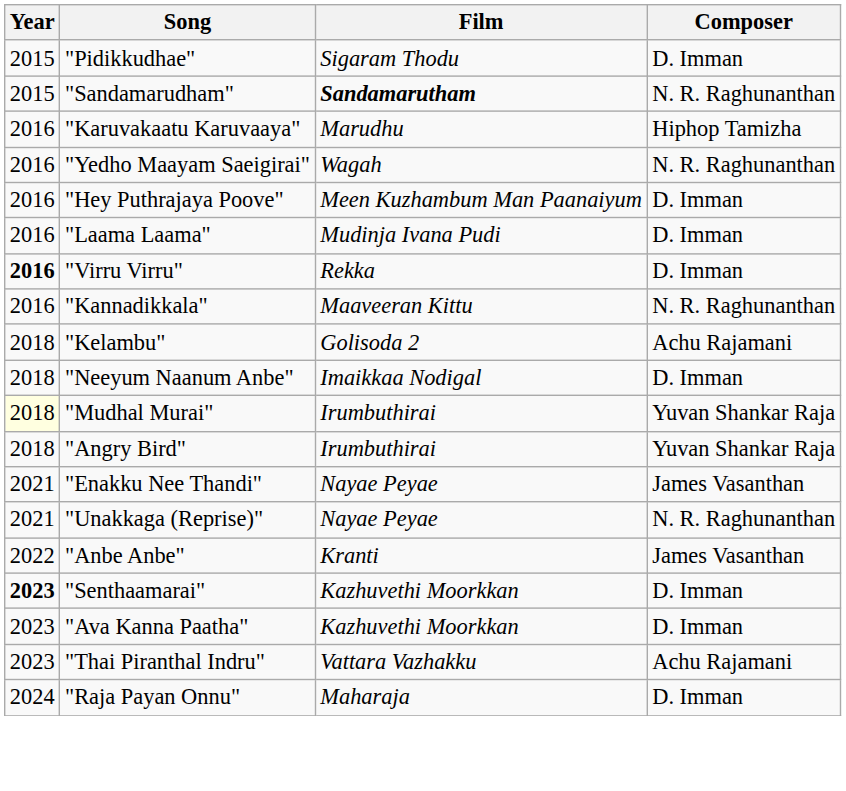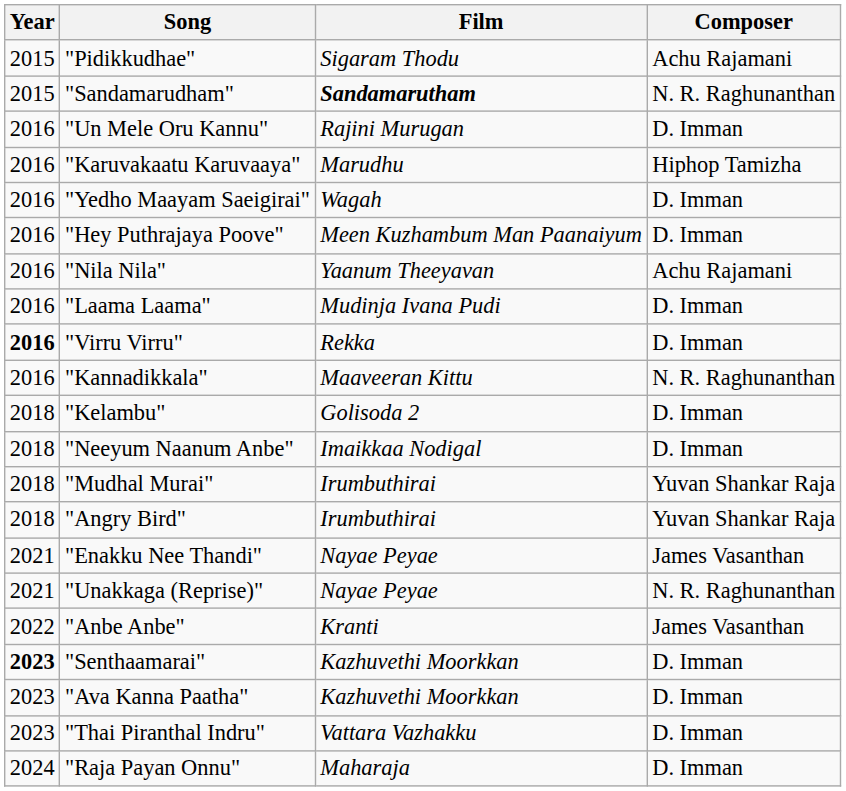(698, 57) D. Imman -> (722, 57) Achu Rajamani
+ row: (167, 128)
(744, 164) N. R. Raghunanthan -> (698, 199) D. Imman
+ row: (115, 270)
(722, 341) Achu Rajamani -> (698, 413) D. Imman
(32, 413) lightyellow background -> (32, 484) no background
(722, 661) Achu Rajamani -> (698, 732) D. Imman
